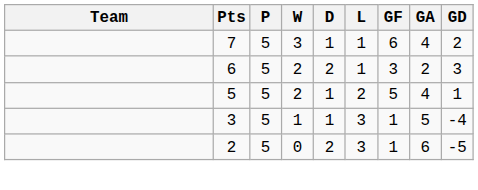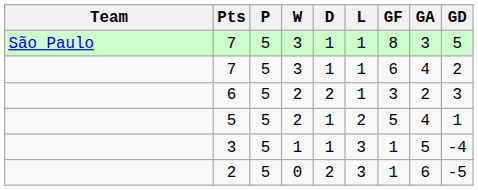+ row: (51, 43)
